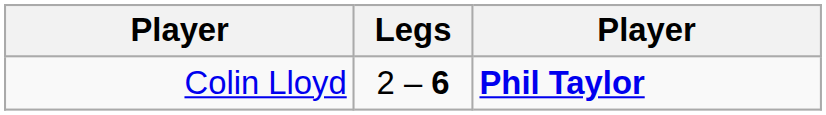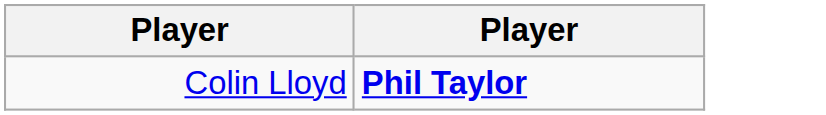- column: (413, 30)
